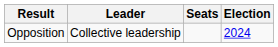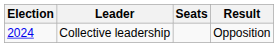columns swapped: (247, 14) <-> (36, 14)
